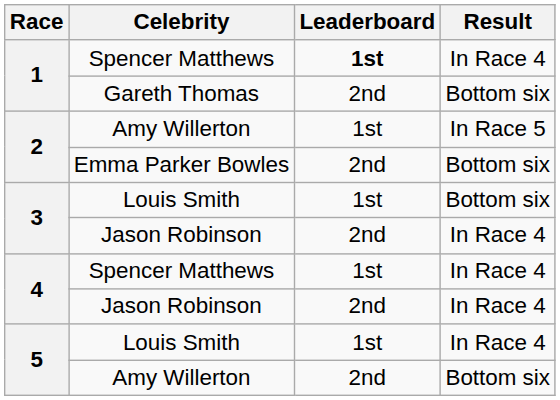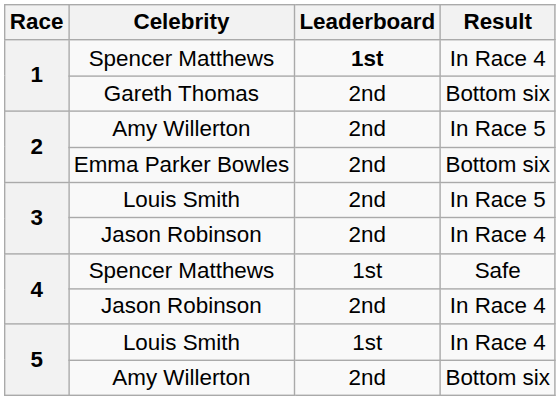(367, 128) 1st -> (367, 128) 2nd
(367, 199) 1st -> (367, 199) 2nd
(498, 199) Bottom six -> (498, 199) In Race 5
(498, 270) In Race 4 -> (498, 270) Safe
